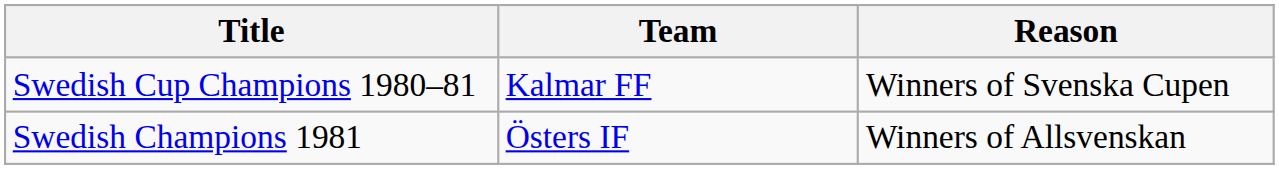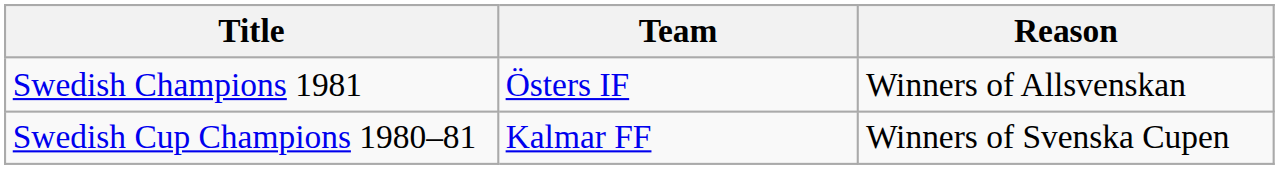rows swapped: (187, 137) <-> (245, 84)
